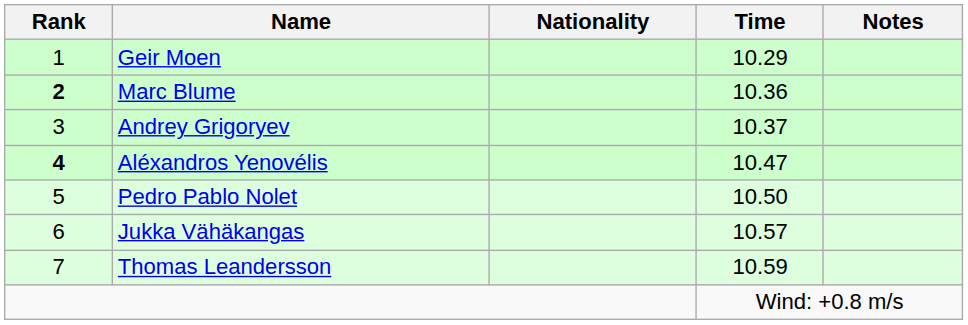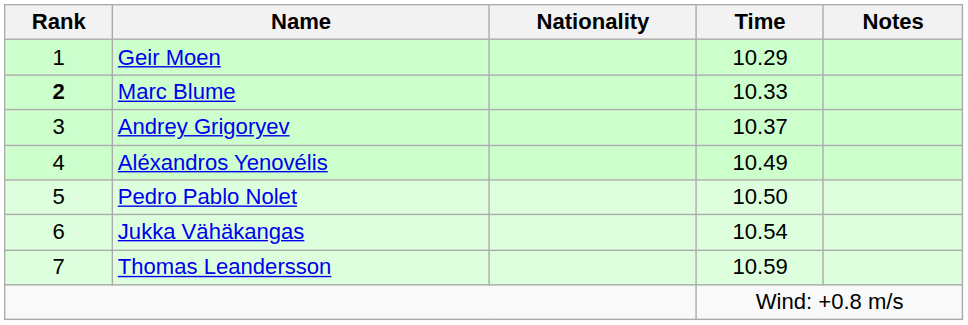(760, 92) 10.36 -> (760, 92) 10.33
(59, 162) bold -> (59, 162) normal
(760, 162) 10.47 -> (760, 162) 10.49
(760, 232) 10.57 -> (760, 232) 10.54
